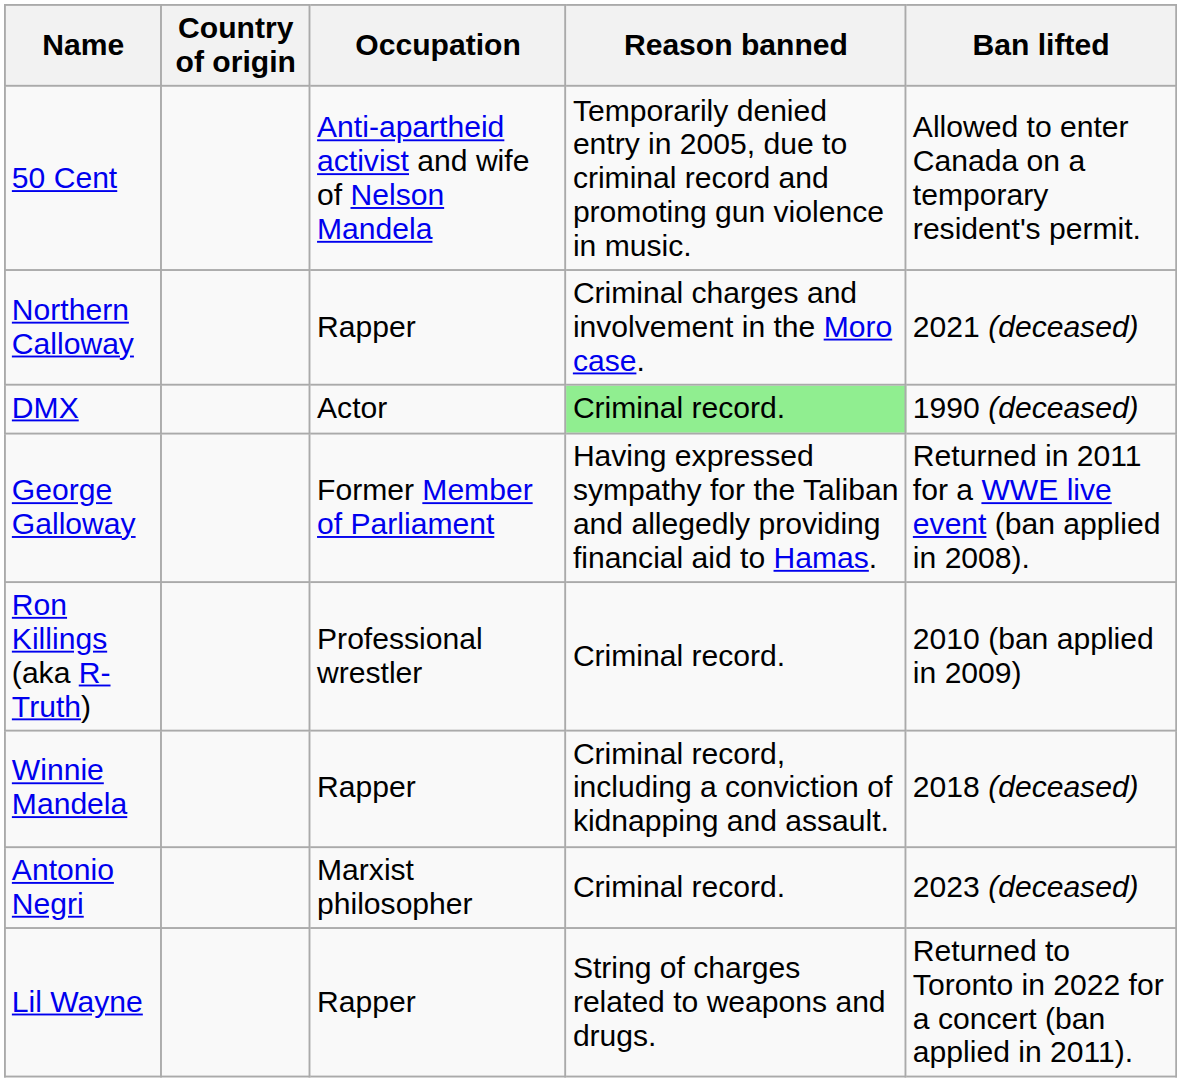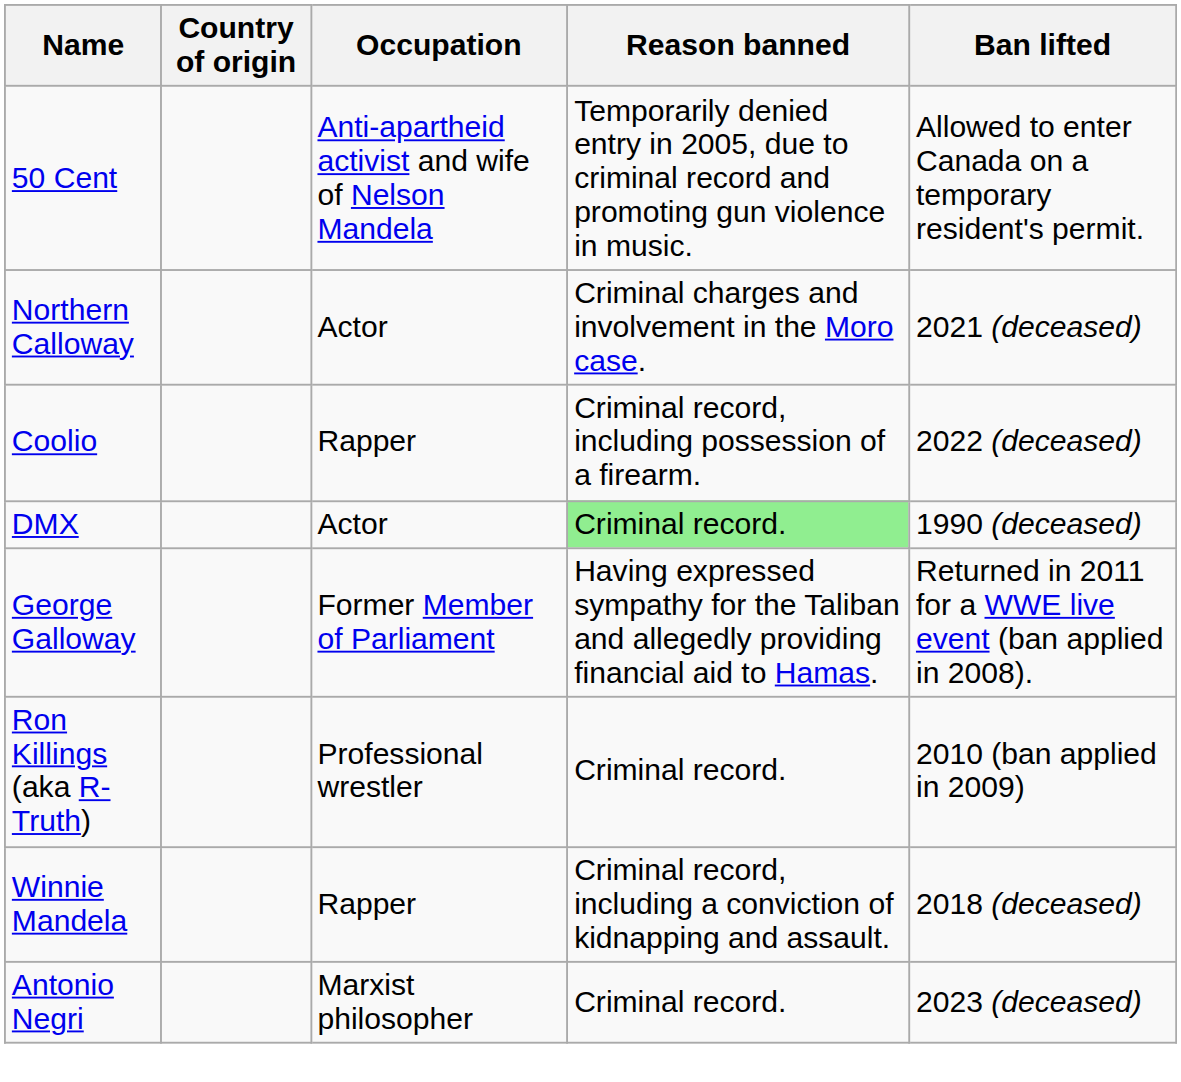(366, 326) Rapper -> (353, 326) Actor
+ row: (55, 442)
- row: (77, 1002)
